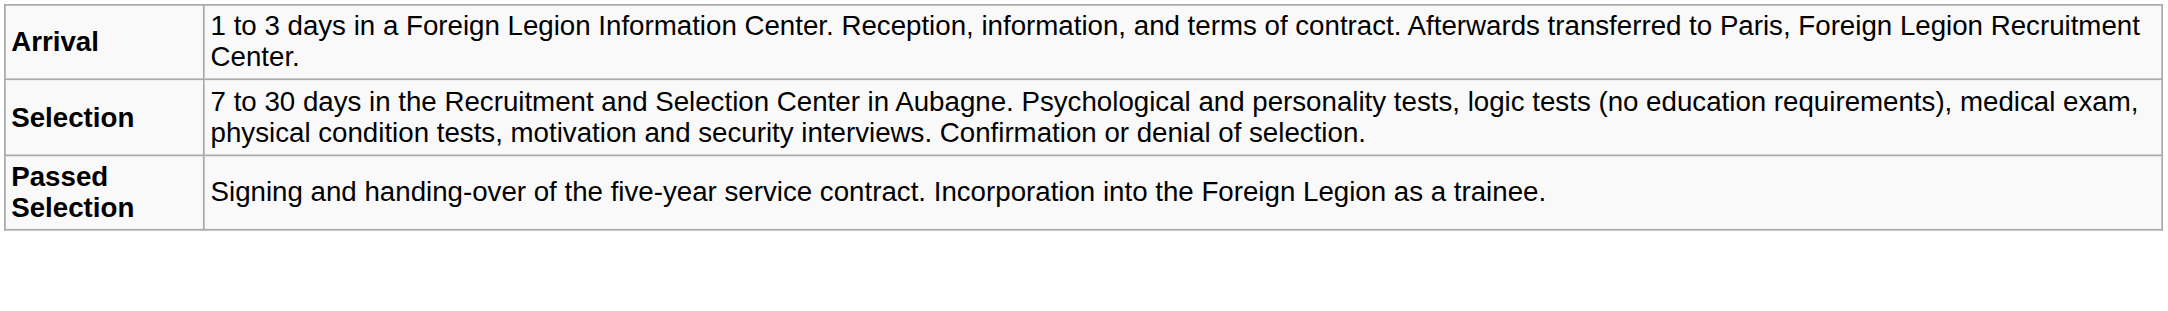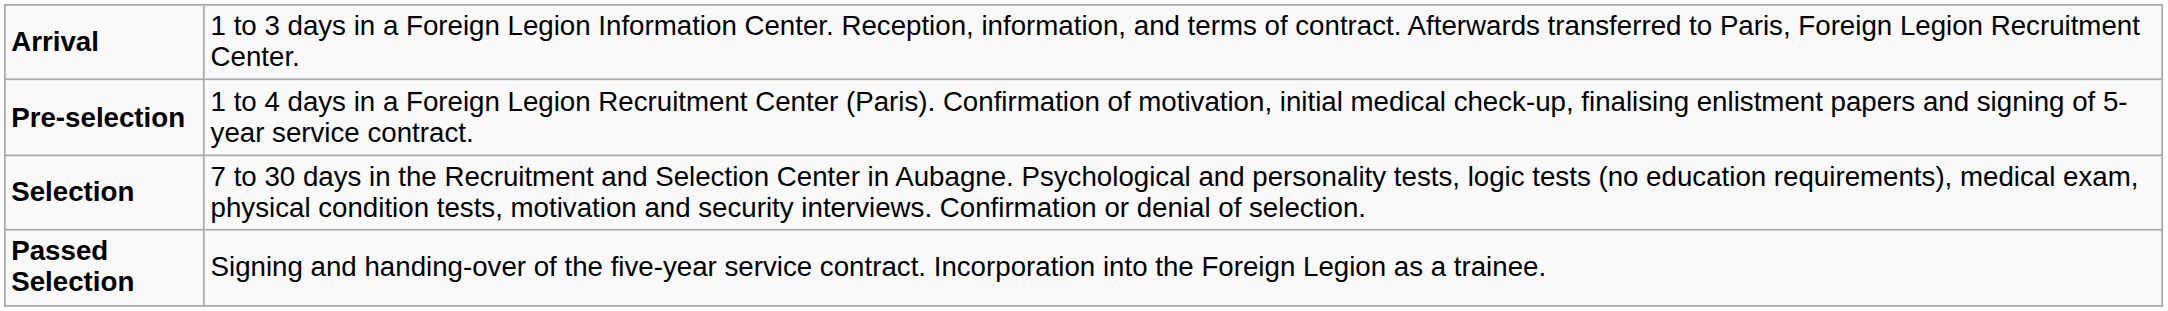+ row: (98, 117)
